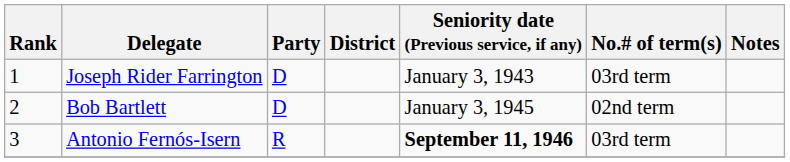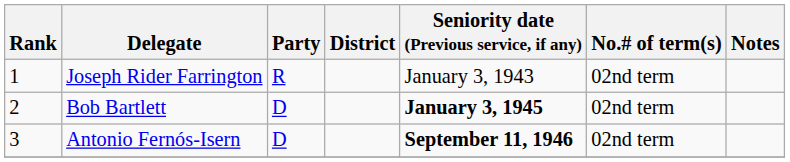(279, 75) D -> (279, 75) R
(631, 75) 03rd term -> (633, 75) 02nd term
(469, 107) normal -> (474, 107) bold
(279, 140) R -> (279, 140) D
(631, 140) 03rd term -> (633, 140) 02nd term
